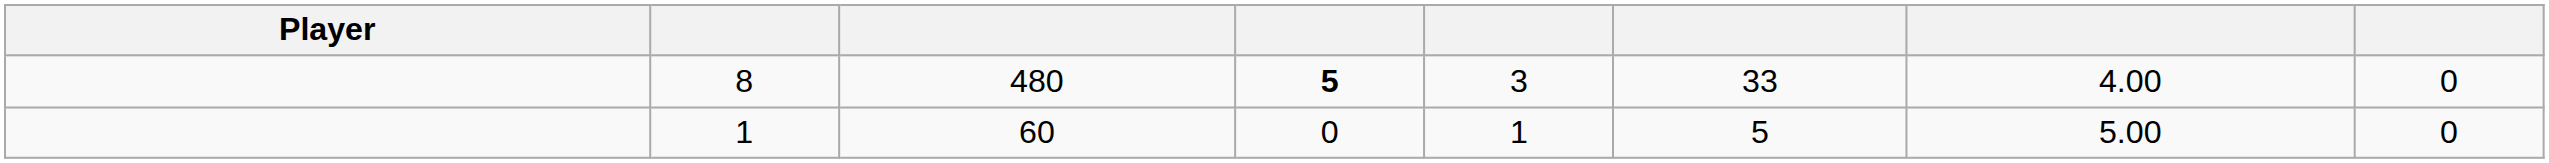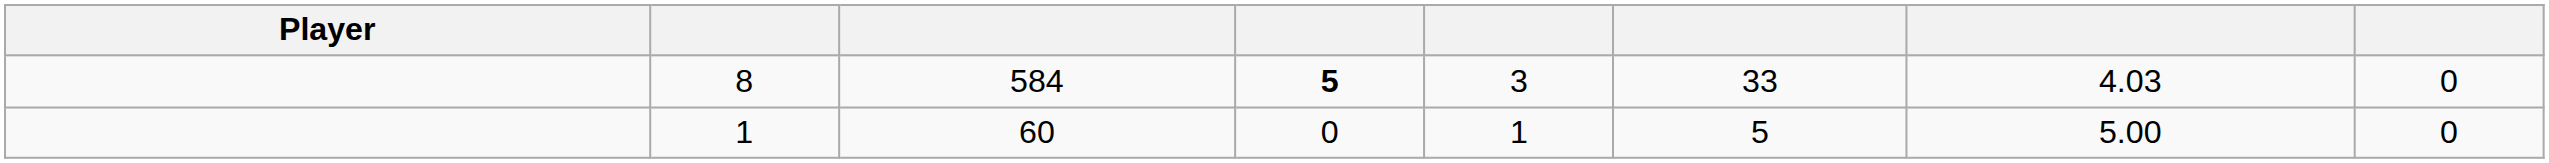(1037, 81) 480 -> (1037, 81) 584
(2130, 81) 4.00 -> (2130, 81) 4.03
